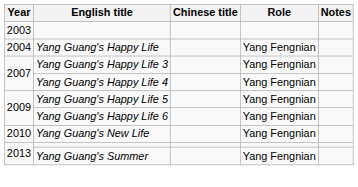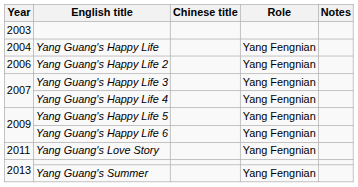+ row: (19, 64)
- row: (19, 133)
+ row: (19, 151)
